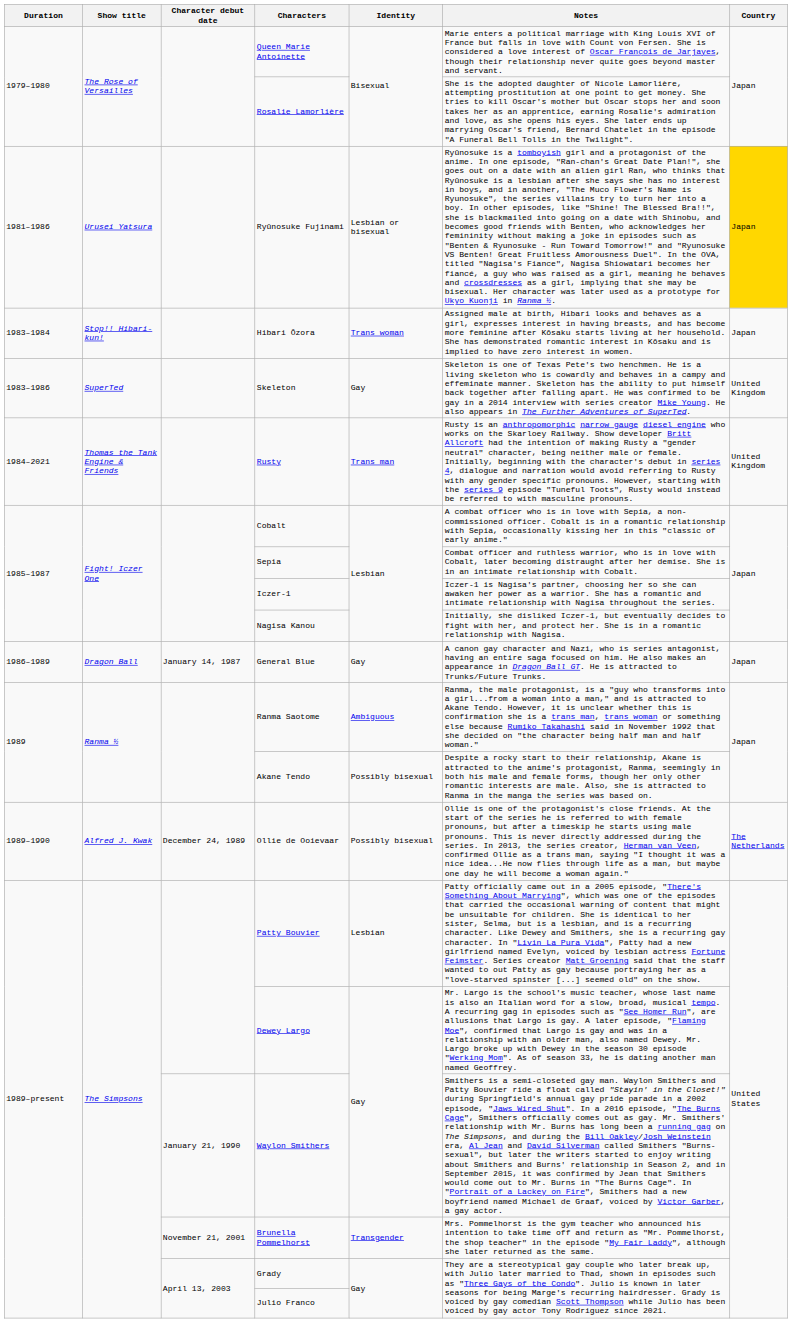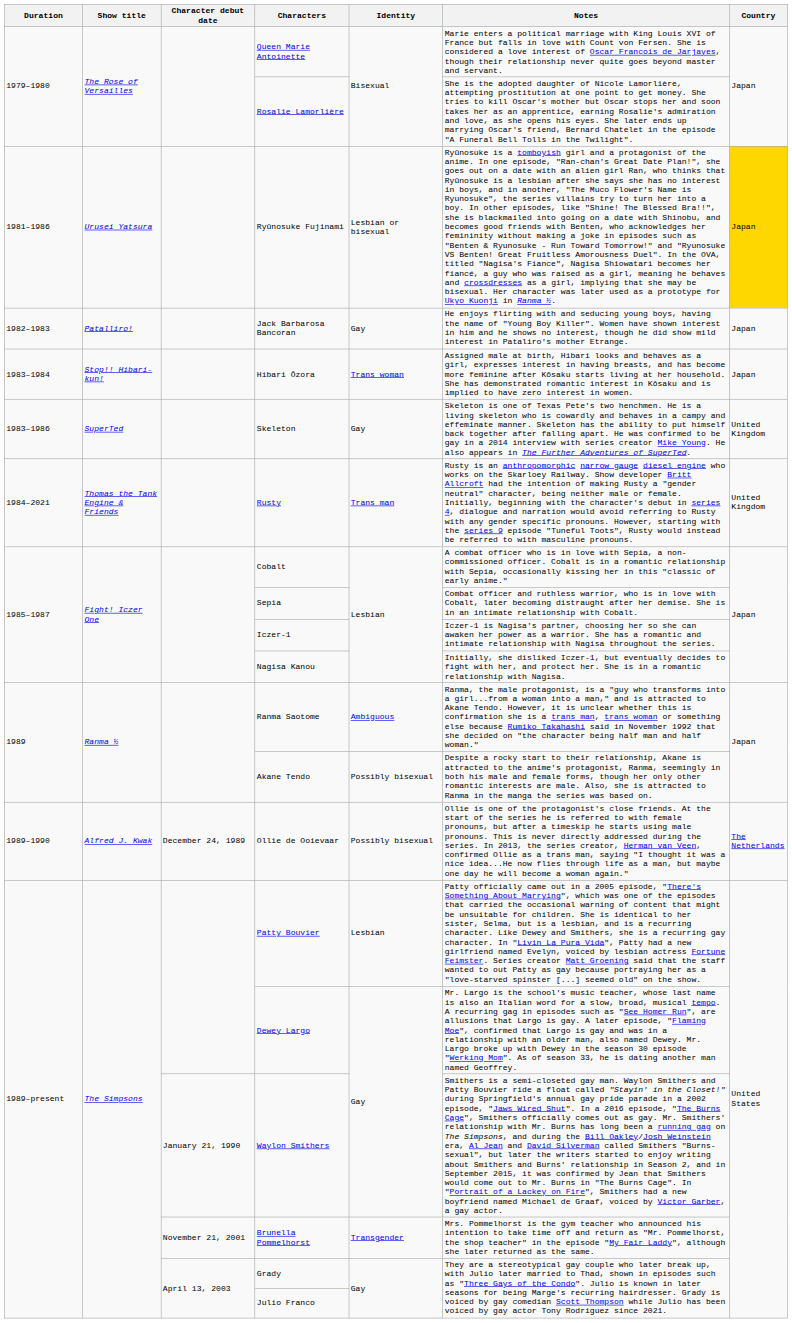+ row: (291, 328)
- row: (286, 662)
